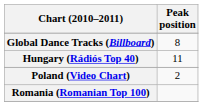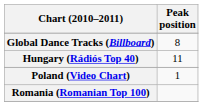(178, 76) 2 -> (178, 76) 1
